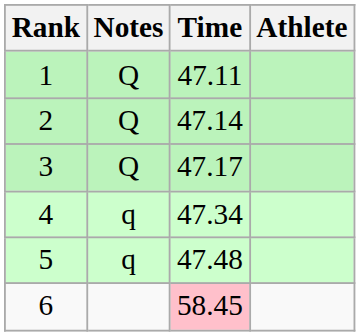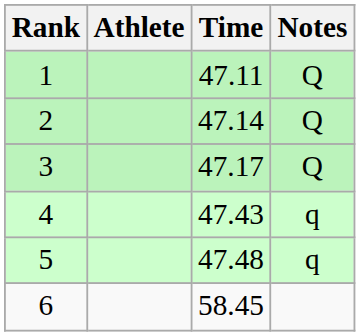columns swapped: (302, 27) <-> (128, 27)
(210, 213) 47.34 -> (231, 213) 47.43
(210, 306) pink background -> (231, 306) no background
